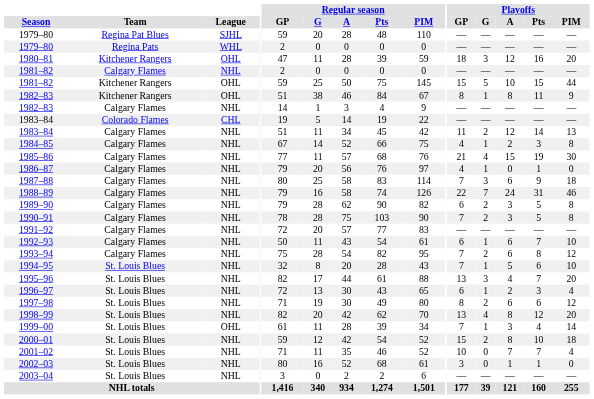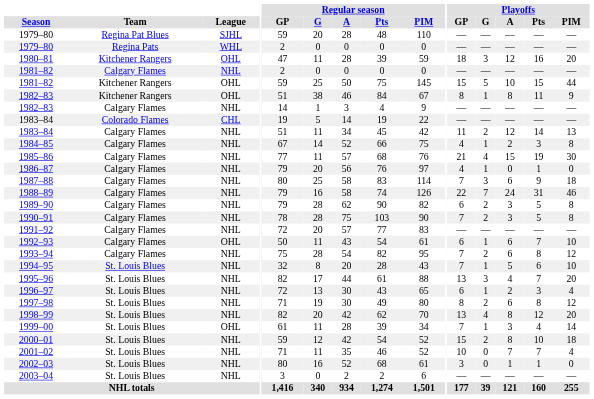(231, 242) NHL -> (231, 242) OHL
(539, 303) 6 -> (539, 303) 8
